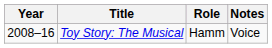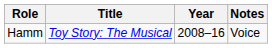columns swapped: (31, 14) <-> (207, 14)
